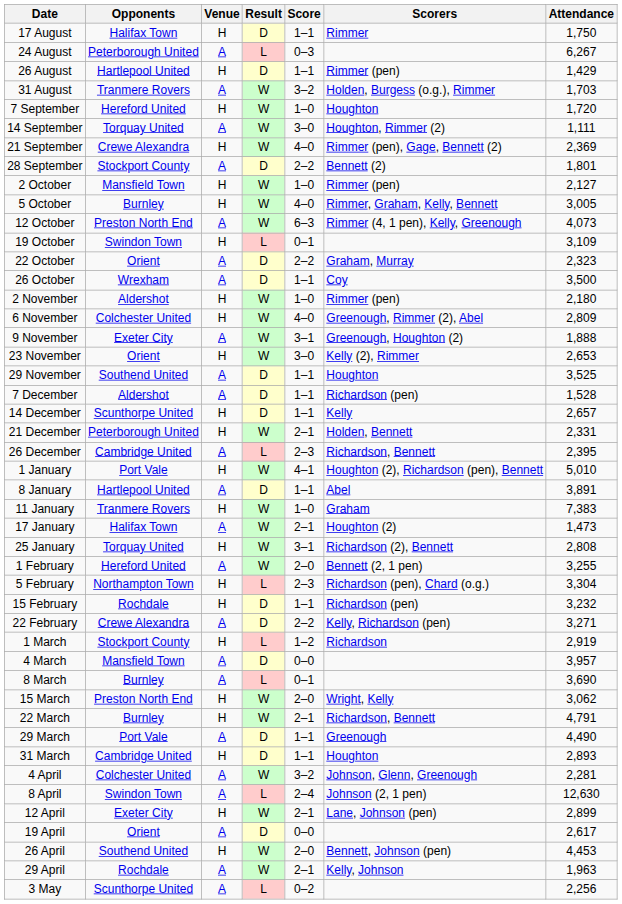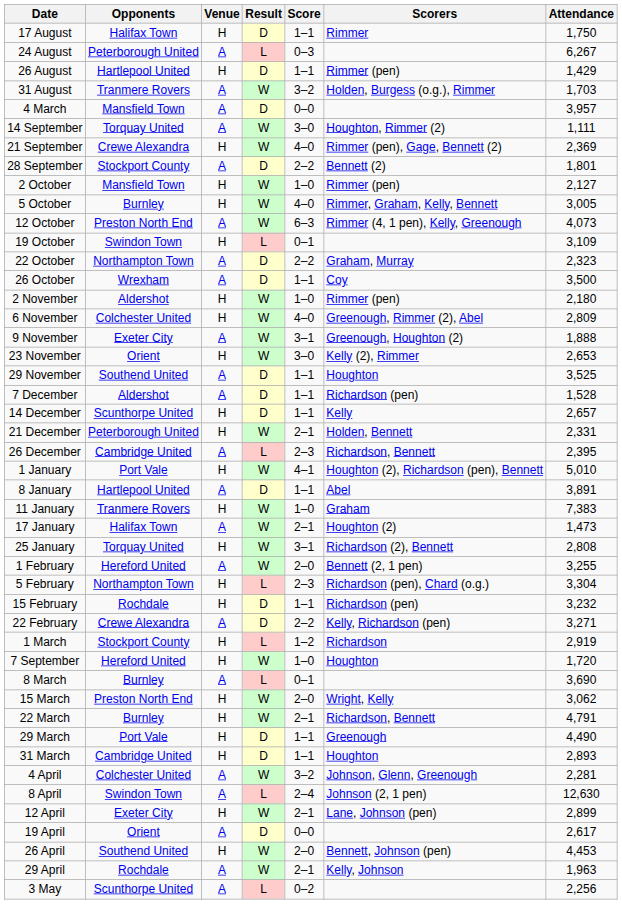rows swapped: (45, 109) <-> (45, 661)
(143, 261) Orient -> (143, 261) Northampton Town
(222, 737) A -> (222, 737) H
